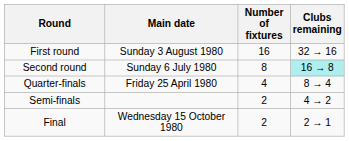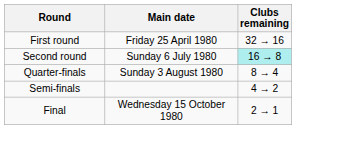- column: (264, 24)
(171, 51) Sunday 3 August 1980 -> (171, 40) Friday 25 April 1980
(171, 84) Friday 25 April 1980 -> (171, 72) Sunday 3 August 1980
